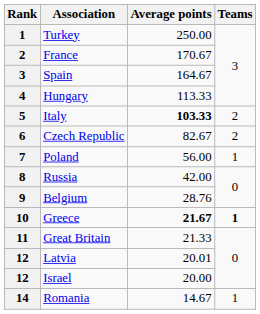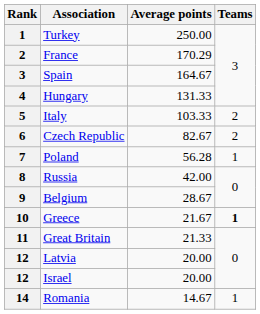(194, 55) 170.67 -> (194, 55) 170.29
(194, 95) 113.33 -> (194, 95) 131.33
(194, 116) bold -> (194, 116) normal
(197, 156) 56.00 -> (197, 156) 56.28
(197, 197) 28.76 -> (197, 197) 28.67
(197, 217) bold -> (197, 217) normal
(197, 258) 20.01 -> (197, 258) 20.00
